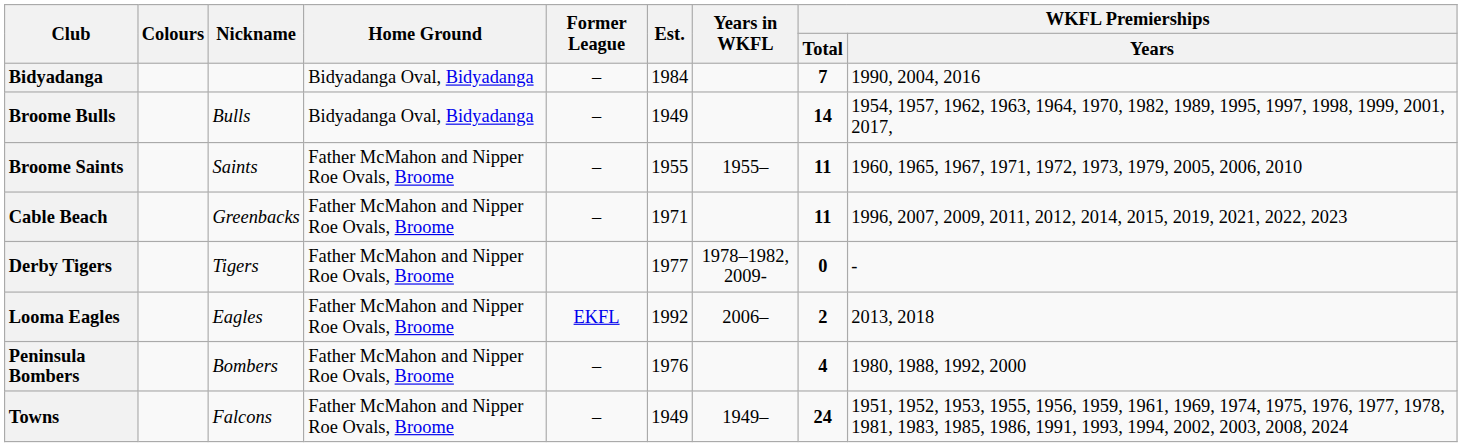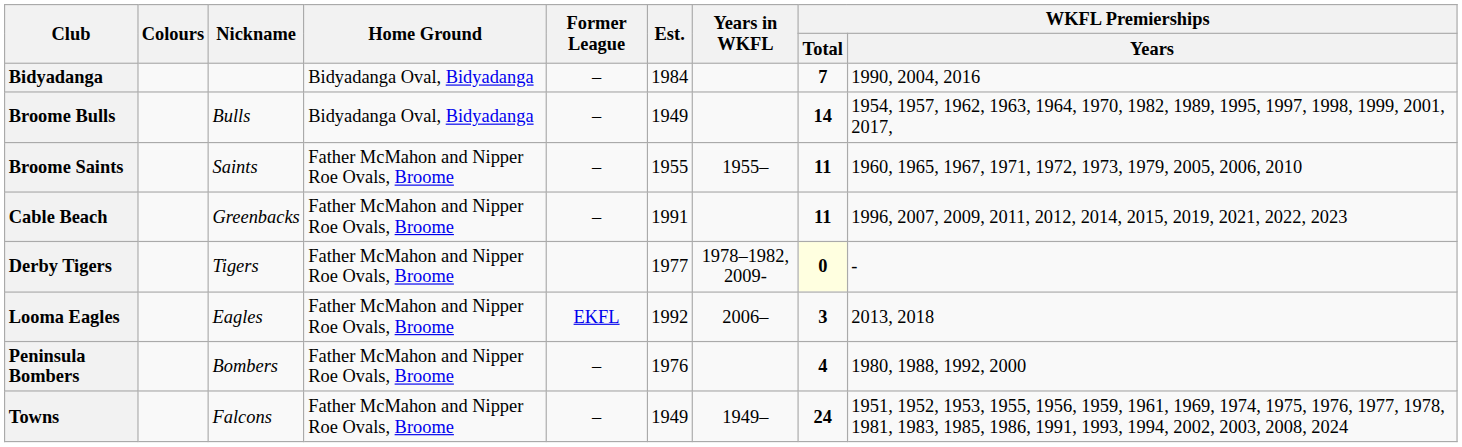(670, 216) 1971 -> (670, 216) 1991
(823, 266) no background -> (823, 266) lightyellow background
(823, 316) 2 -> (823, 316) 3
